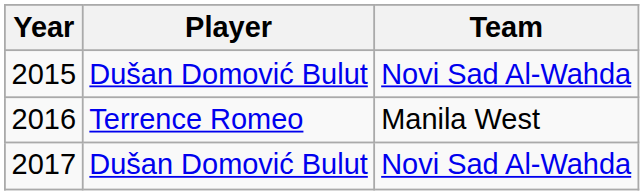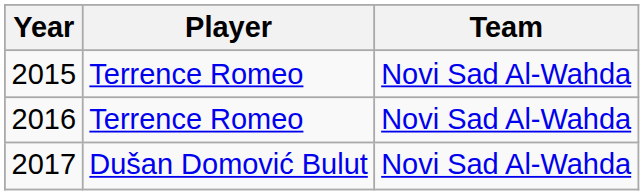(229, 73) Dušan Domović Bulut -> (196, 73) Terrence Romeo
(461, 119) Manila West -> (506, 119) Novi Sad Al-Wahda
